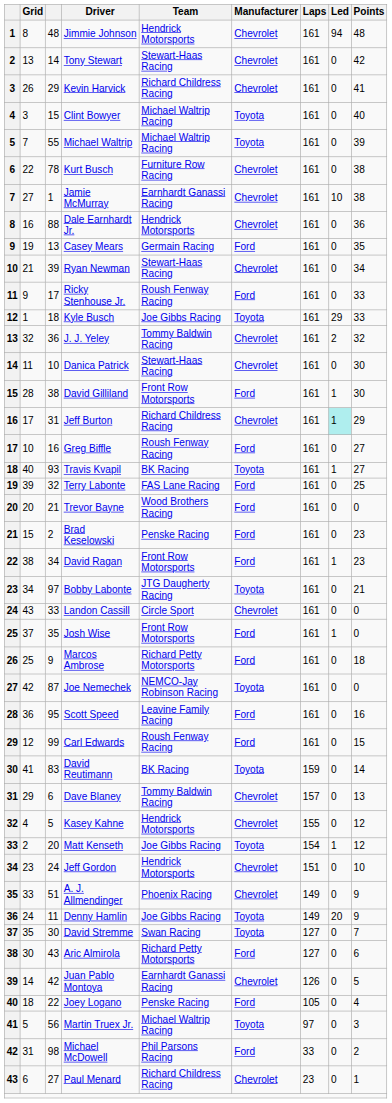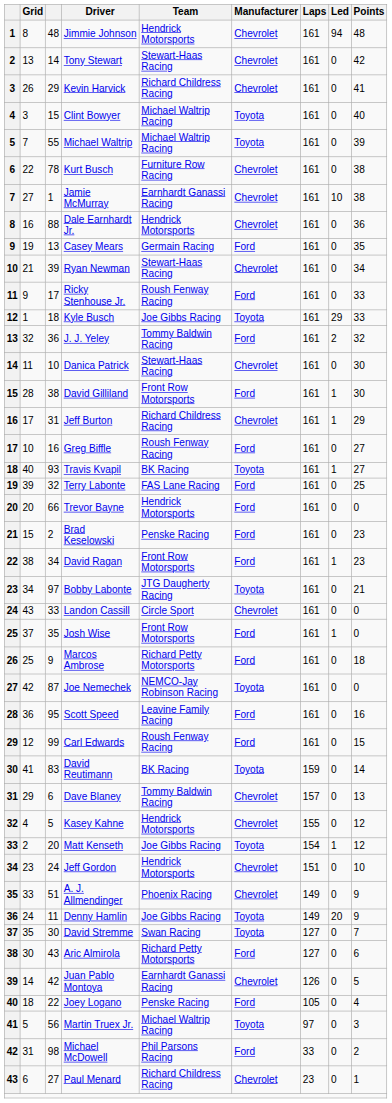(256, 339) Chevrolet -> (245, 339) Ford
(334, 421) paleturquoise background -> (334, 421) no background
(53, 507) 21 -> (53, 507) 66
(175, 507) Wood Brothers Racing -> (168, 507) Hendrick Motorsports
